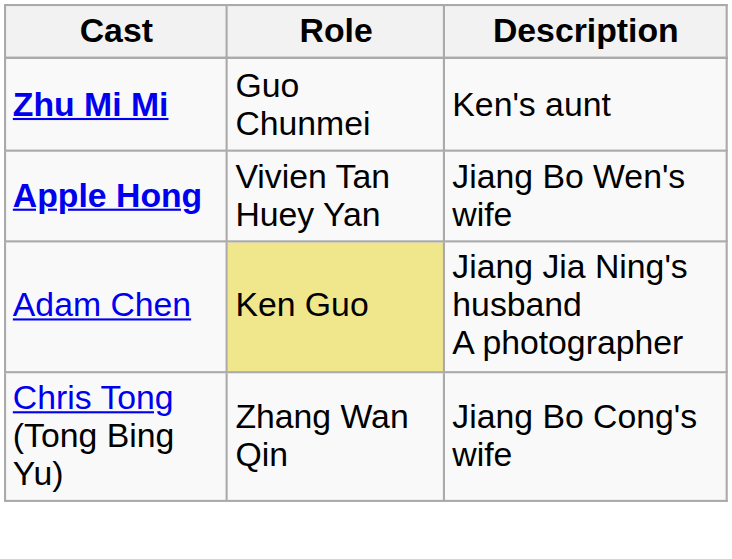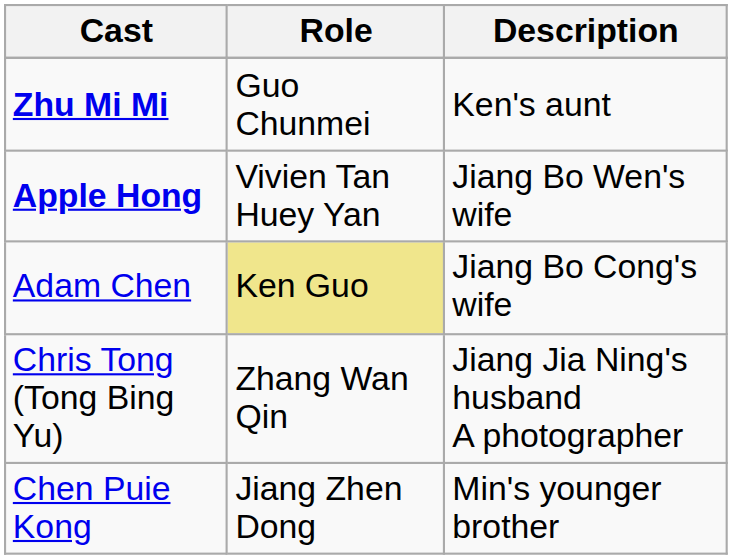(570, 305) Jiang Jia Ning's husband A photographer -> (575, 286) Jiang Bo Cong's wife
(575, 435) Jiang Bo Cong's wife -> (570, 397) Jiang Jia Ning's husband A photographer
+ row: (92, 507)
